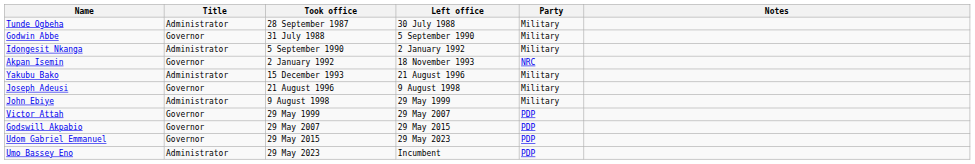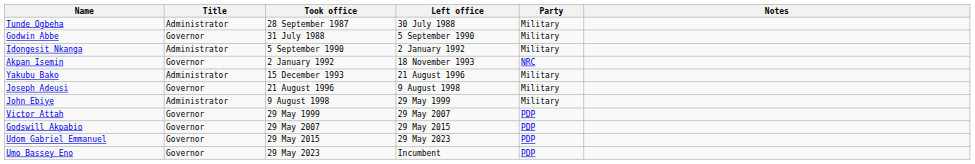(197, 153) Administrator -> (185, 153) Governor
